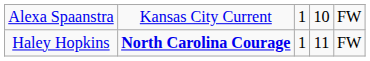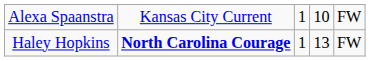(322, 42) 11 -> (322, 42) 13
